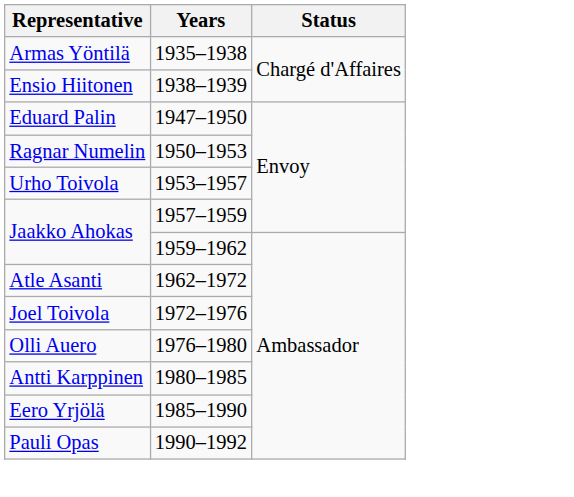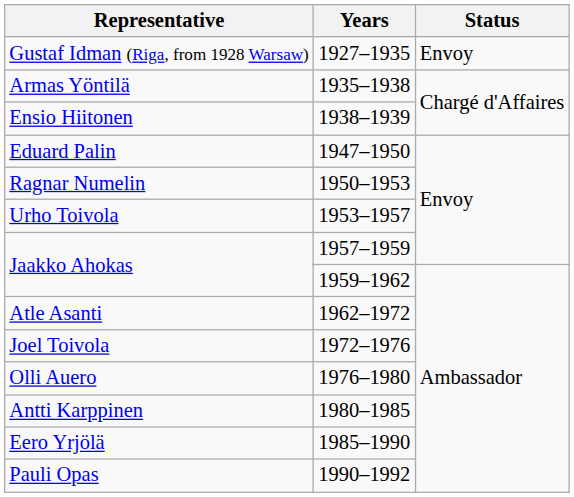+ row: (159, 53)
